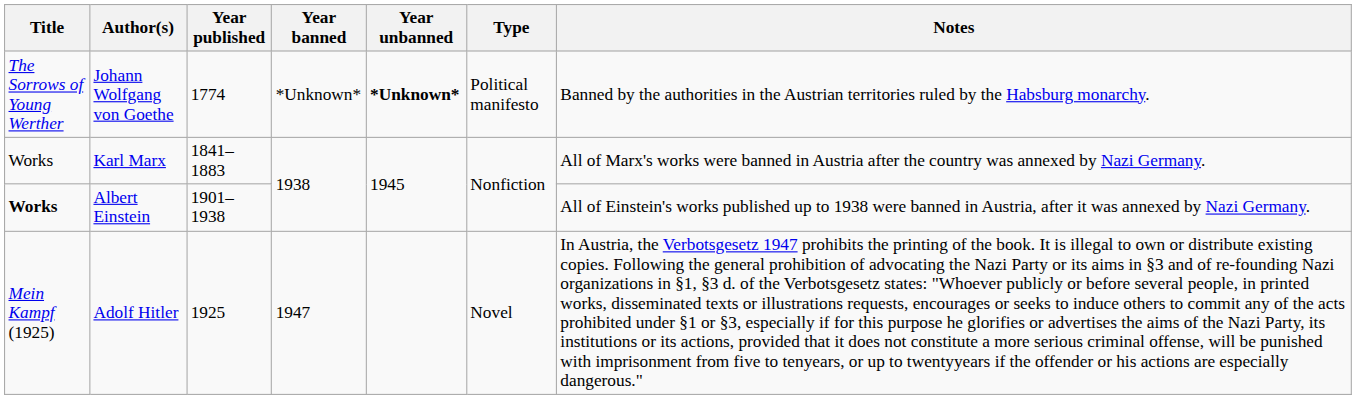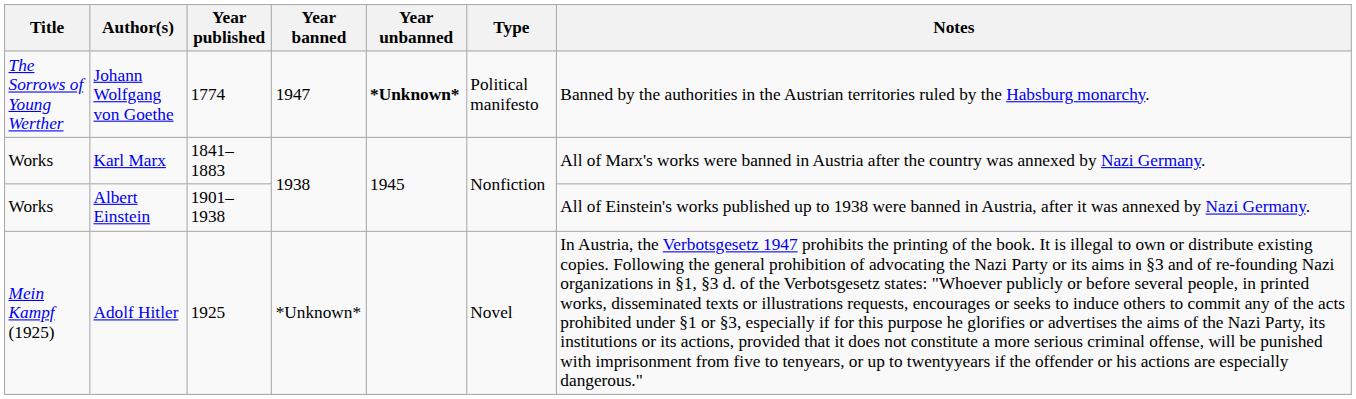(318, 94) *Unknown* -> (293, 94) 1947
(33, 207) bold -> (31, 207) normal
(293, 312) 1947 -> (318, 312) *Unknown*
